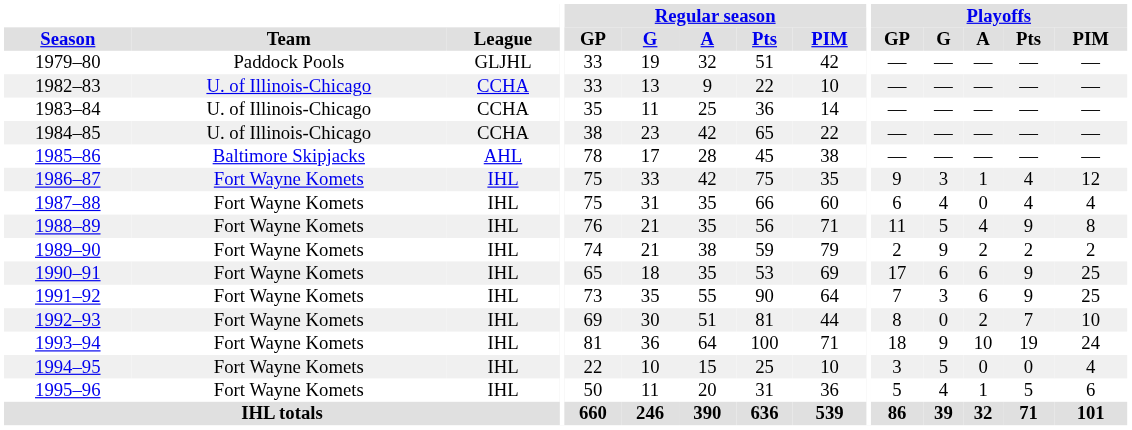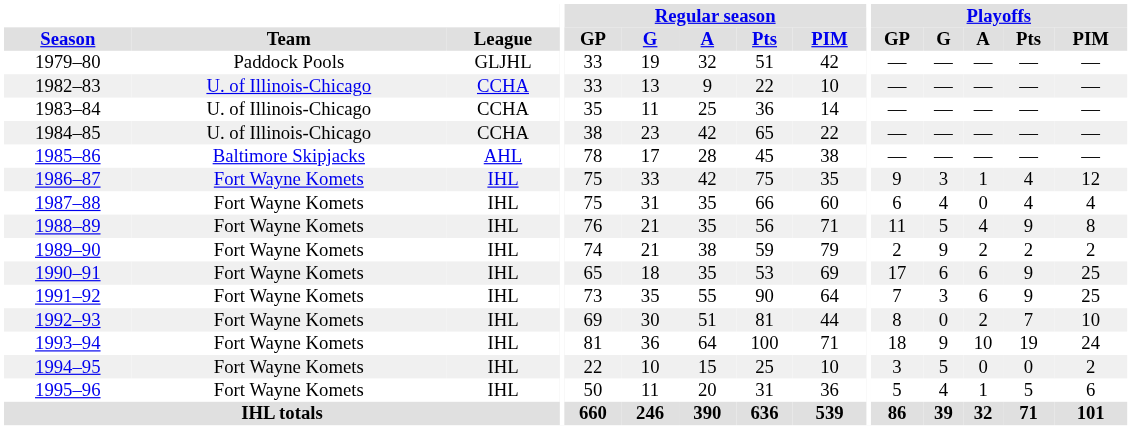(1091, 366) 4 -> (1091, 366) 2
